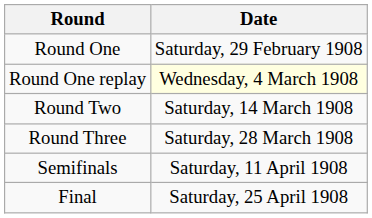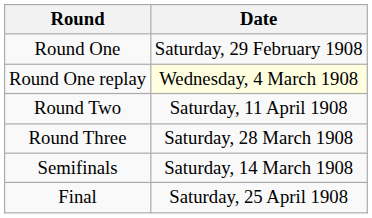(259, 108) Saturday, 14 March 1908 -> (259, 108) Saturday, 11 April 1908
(259, 167) Saturday, 11 April 1908 -> (259, 167) Saturday, 14 March 1908
